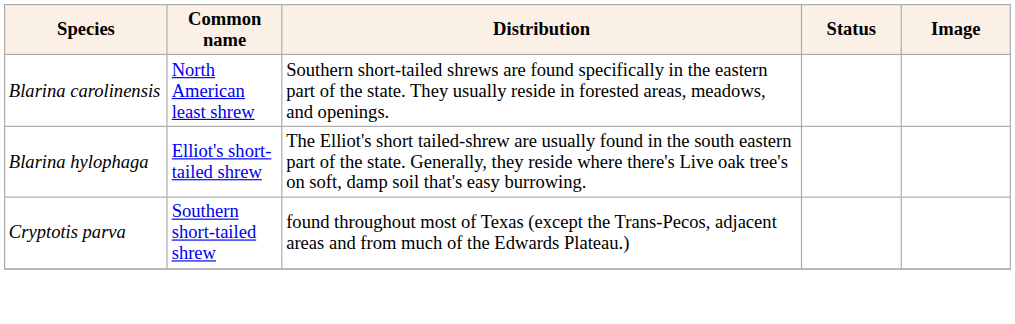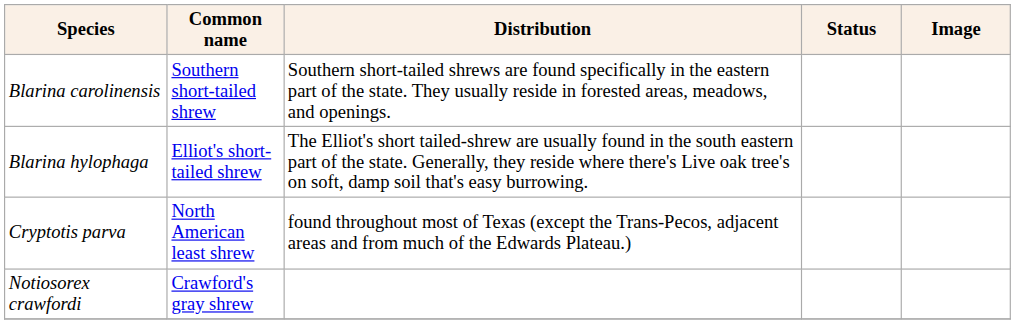(213, 90) North American least shrew -> (214, 90) Southern short-tailed shrew
(214, 232) Southern short-tailed shrew -> (213, 232) North American least shrew
+ row: (49, 293)
